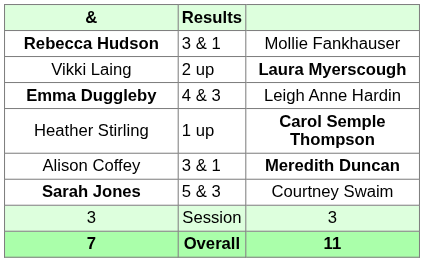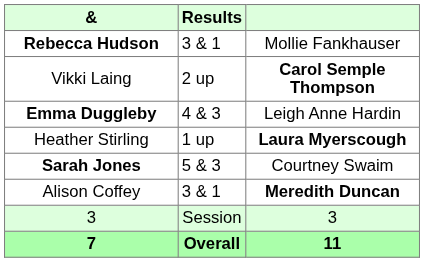(332, 69) Laura Myerscough -> (332, 78) Carol Semple Thompson
(332, 130) Carol Semple Thompson -> (332, 140) Laura Myerscough
rows swapped: (91, 166) <-> (91, 192)
